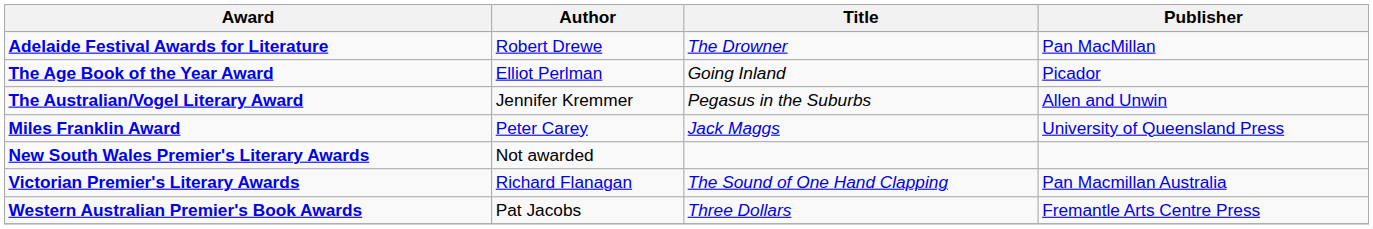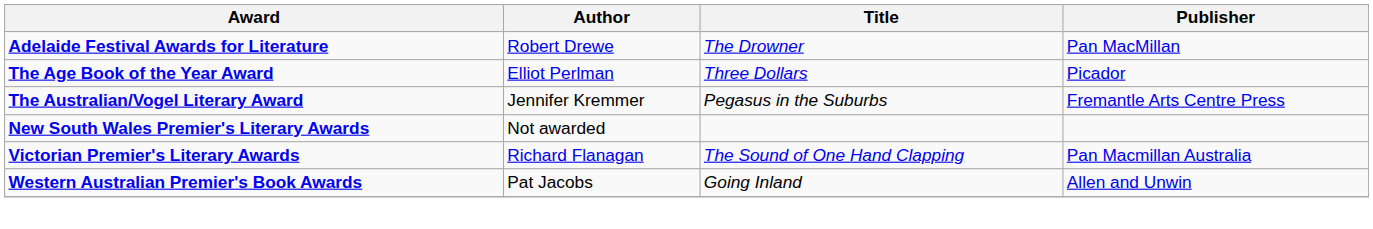(737, 73) Going Inland -> (756, 73) Three Dollars
(1105, 100) Allen and Unwin -> (1176, 100) Fremantle Arts Centre Press
- row: (94, 127)
(740, 210) Three Dollars -> (753, 182) Going Inland
(1151, 210) Fremantle Arts Centre Press -> (1129, 182) Allen and Unwin
